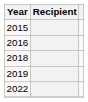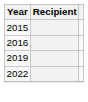- row: (17, 58)
